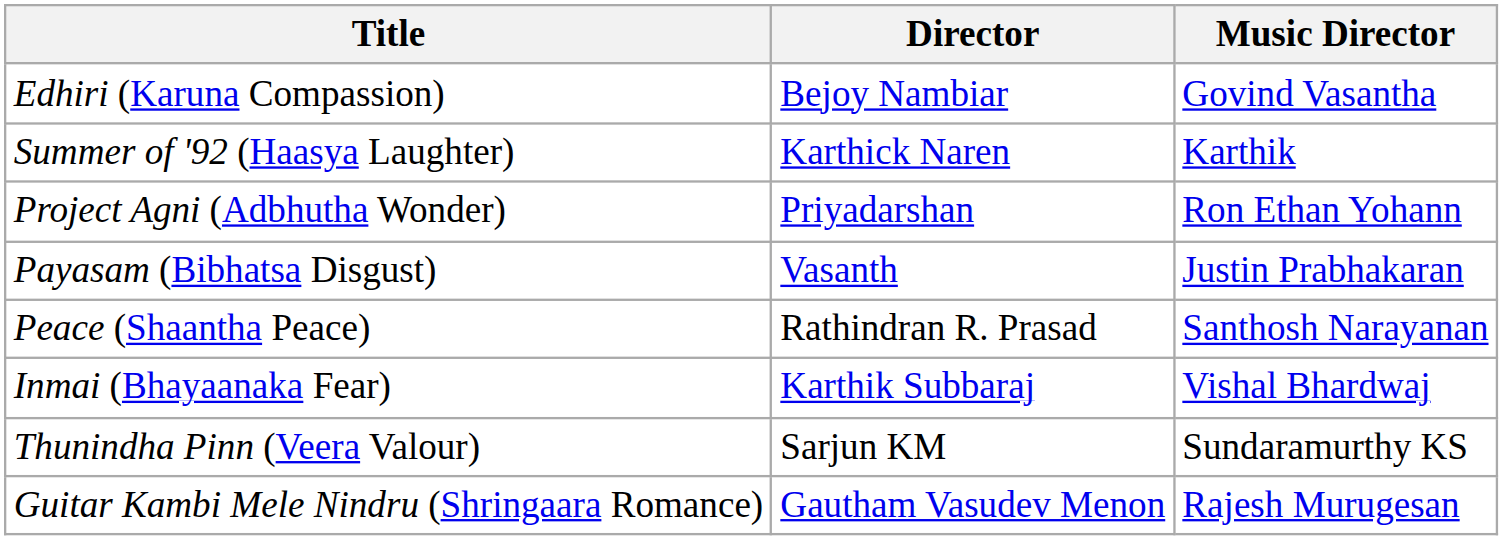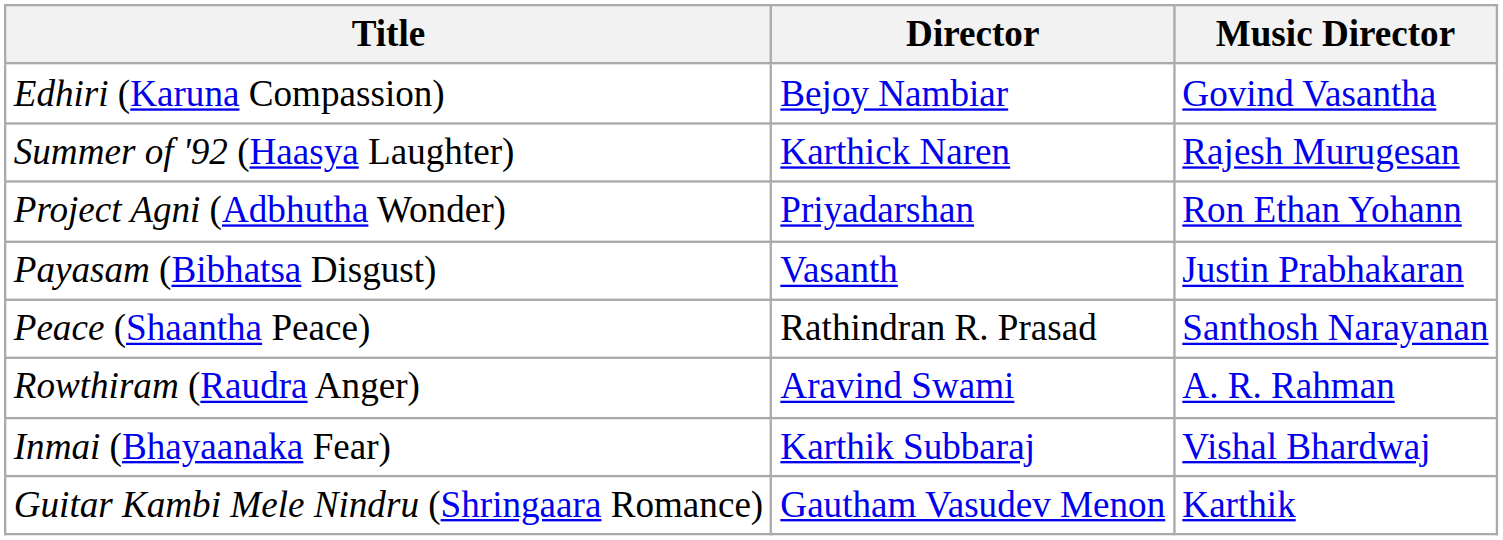(1239, 151) Karthik -> (1321, 151) Rajesh Murugesan
+ row: (217, 387)
- row: (247, 446)
(1321, 504) Rajesh Murugesan -> (1239, 504) Karthik
